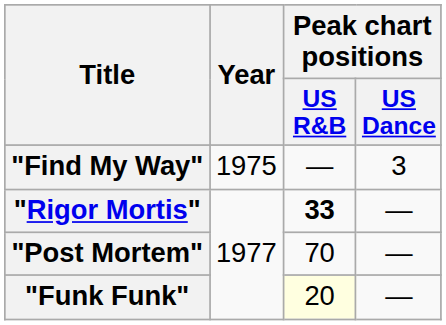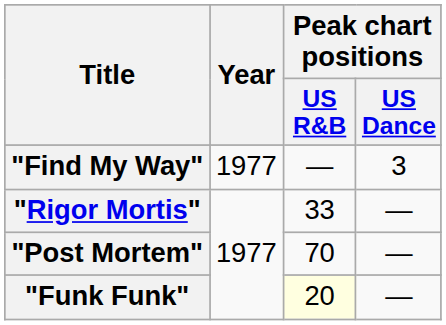(246, 166) 1975 -> (246, 166) 1977
(320, 210) bold -> (320, 210) normal
